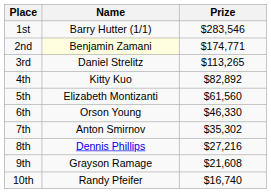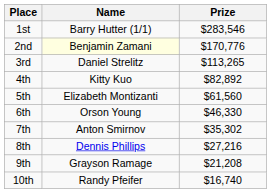(223, 46) $174,771 -> (223, 46) $170,776
(223, 163) $21,608 -> (223, 163) $21,208
